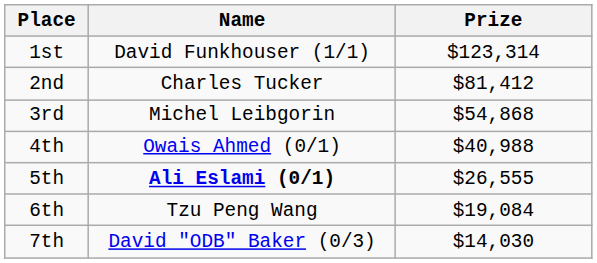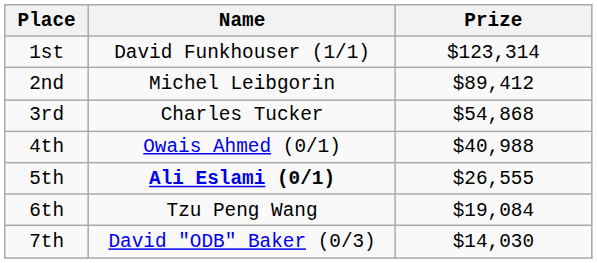(242, 84) Charles Tucker -> (242, 84) Michel Leibgorin
(493, 84) $81,412 -> (493, 84) $89,412
(242, 115) Michel Leibgorin -> (242, 115) Charles Tucker
